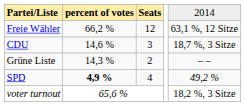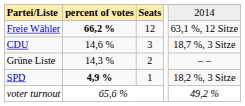(99, 28) normal -> (99, 28) bold
(150, 77) 4 -> (150, 77) 1
(204, 77) 49,2 % -> (204, 77) 18,2 %, 3 Sitze
(204, 93) 18,2 %, 3 Sitze -> (204, 93) 49,2 %
